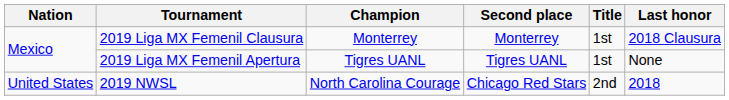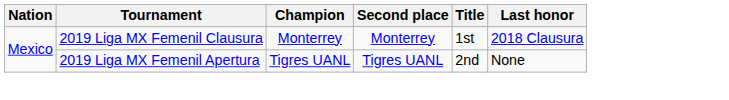(602, 60) 1st -> (467, 60) 2nd
- row: (138, 83)
